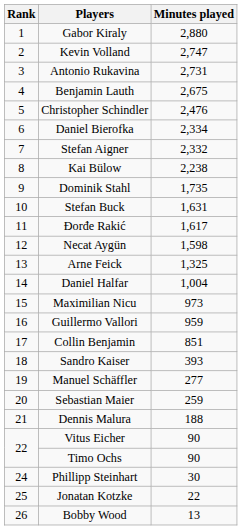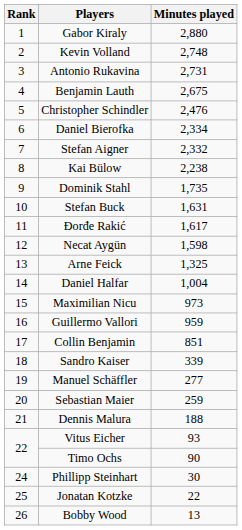(194, 52) 2,747 -> (194, 52) 2,748
(194, 361) 393 -> (194, 361) 339
(194, 438) 90 -> (194, 438) 93
